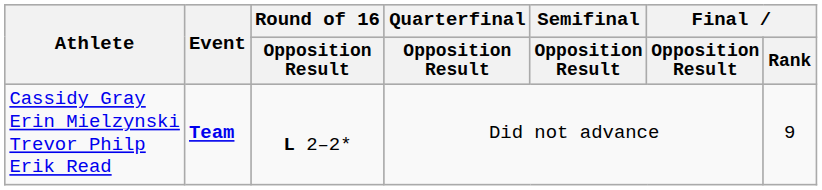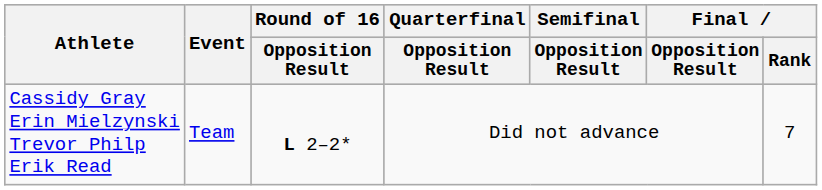(212, 134) bold -> (212, 134) normal
(790, 134) 9 -> (790, 134) 7
